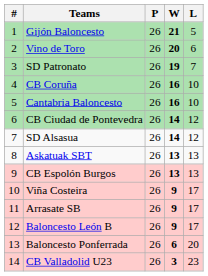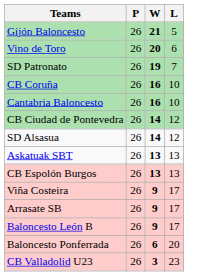- column: (14, 13)
